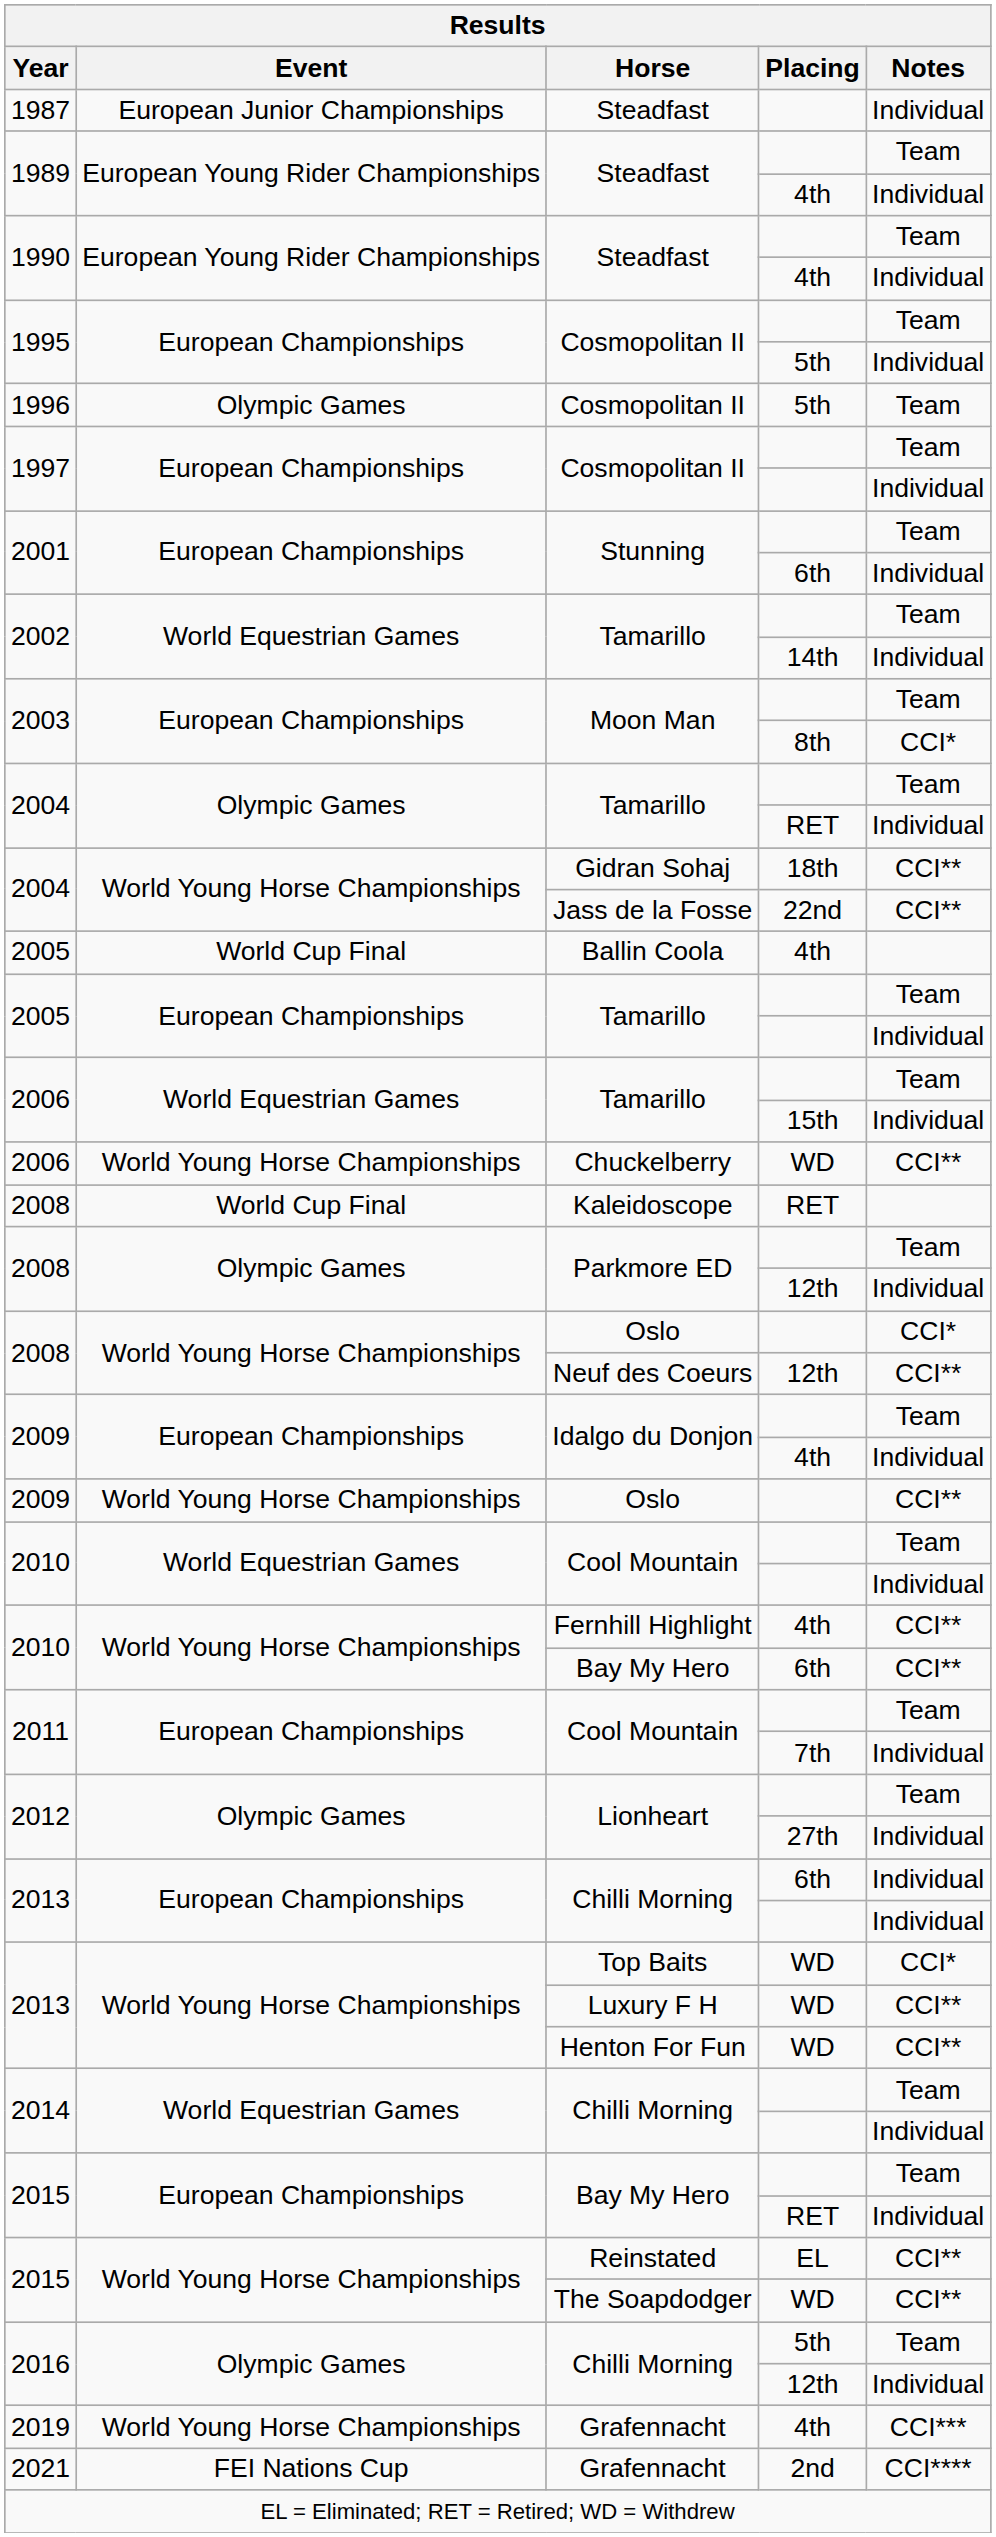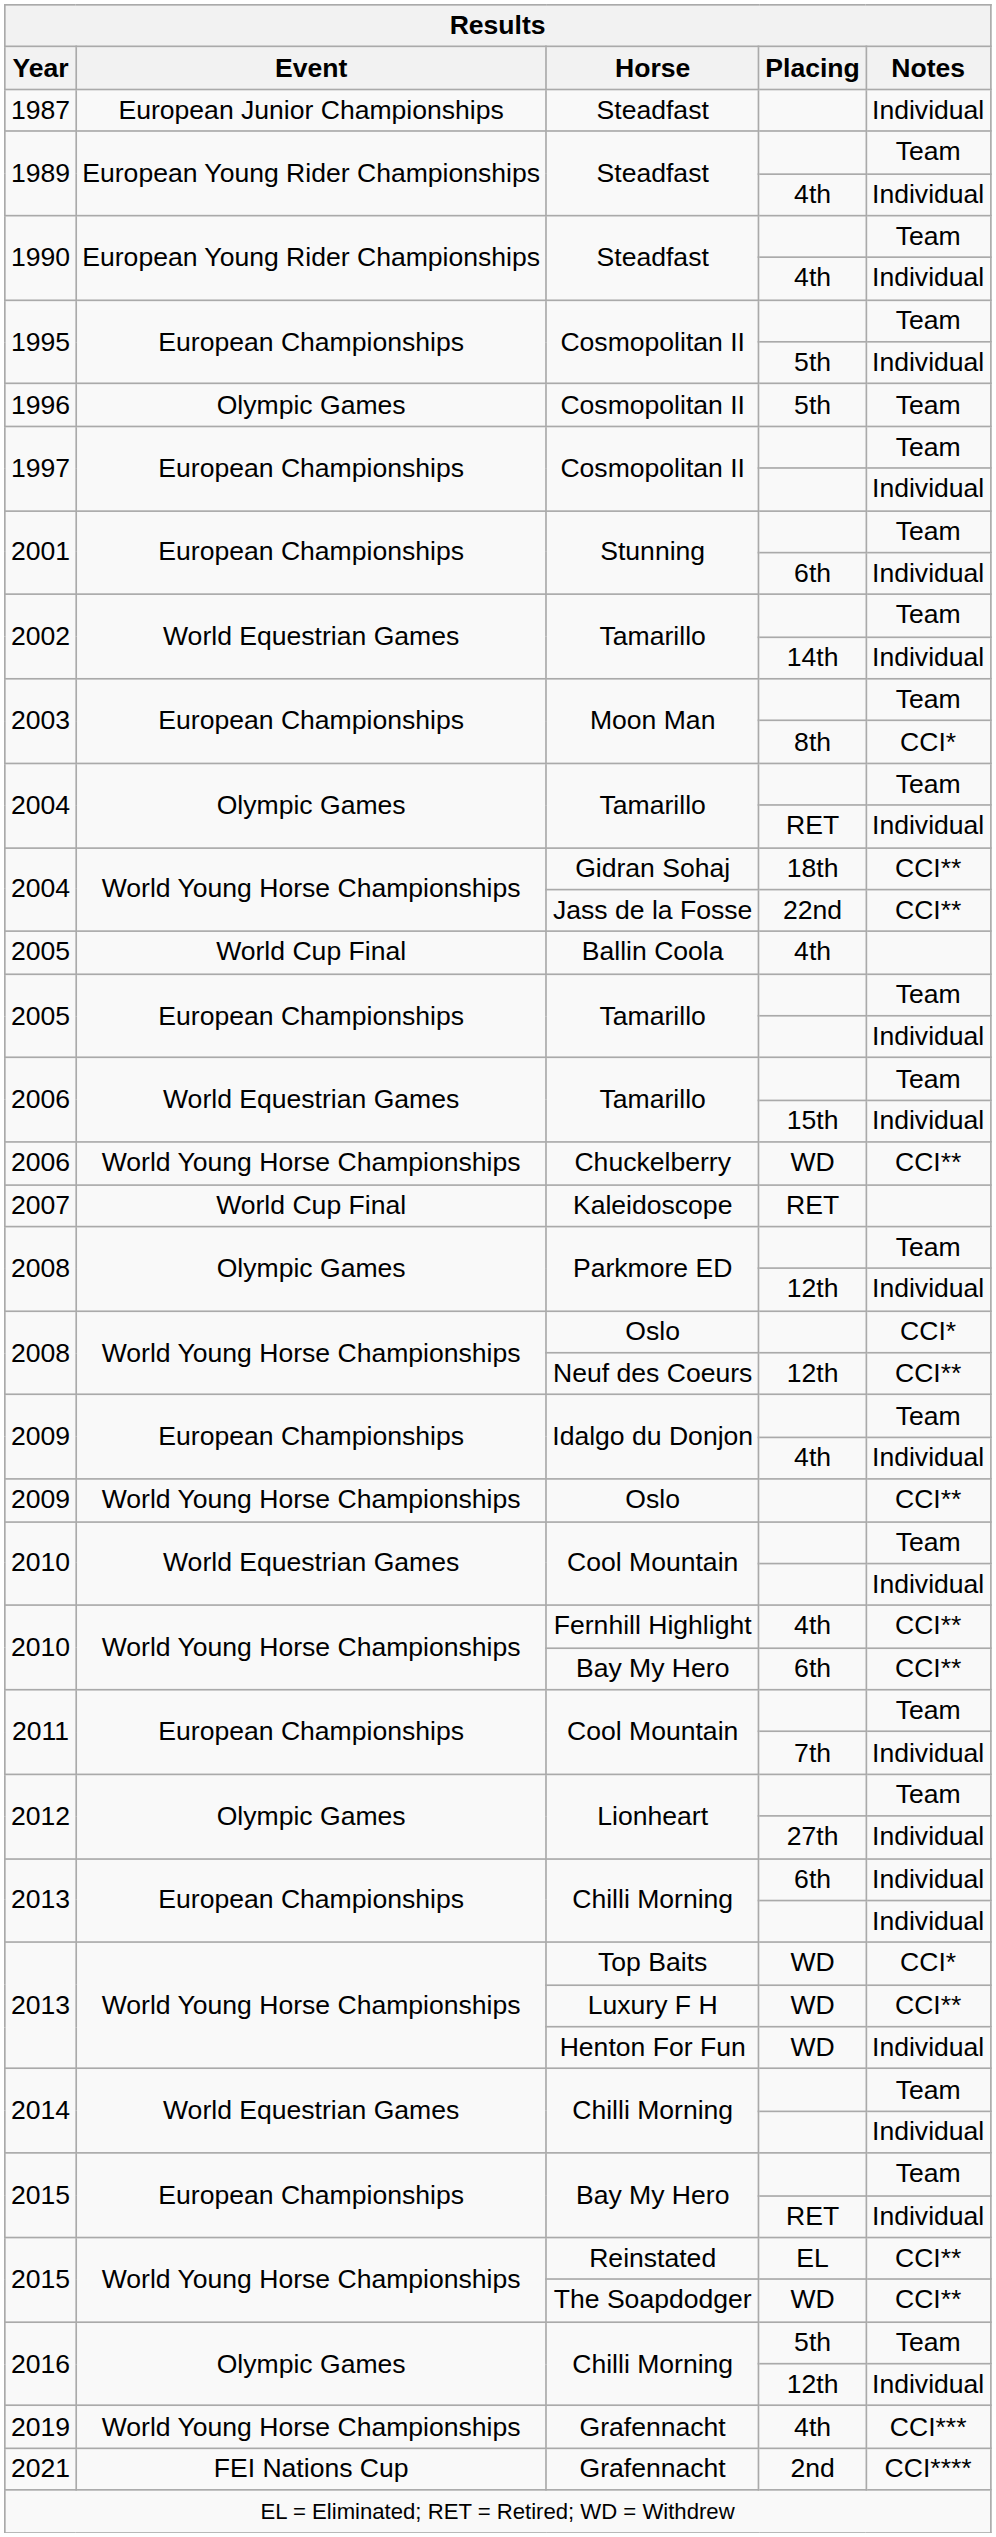(40, 1204) 2008 -> (40, 1204) 2007
(928, 2047) CCI** -> (928, 2047) Individual
